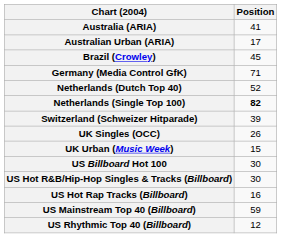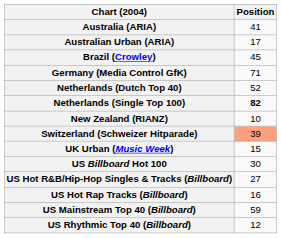+ row: (119, 118)
(255, 118) no background -> (255, 133) lightsalmon background
- row: (119, 133)
(255, 179) 30 -> (255, 179) 27
